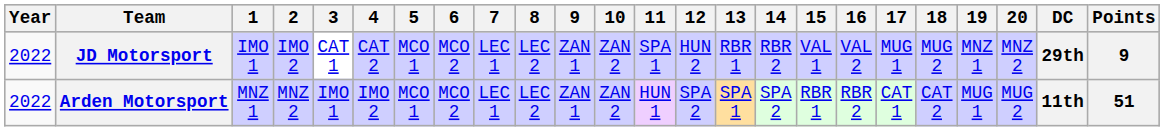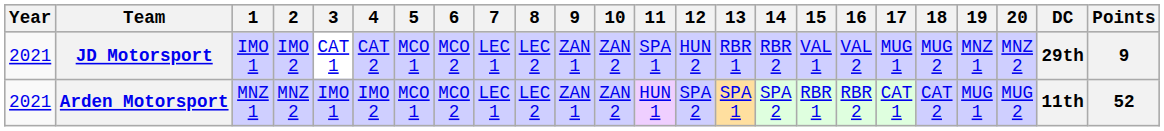(30, 56) 2022 -> (30, 56) 2021
(30, 103) 2022 -> (30, 103) 2021
(1124, 103) 51 -> (1124, 103) 52
